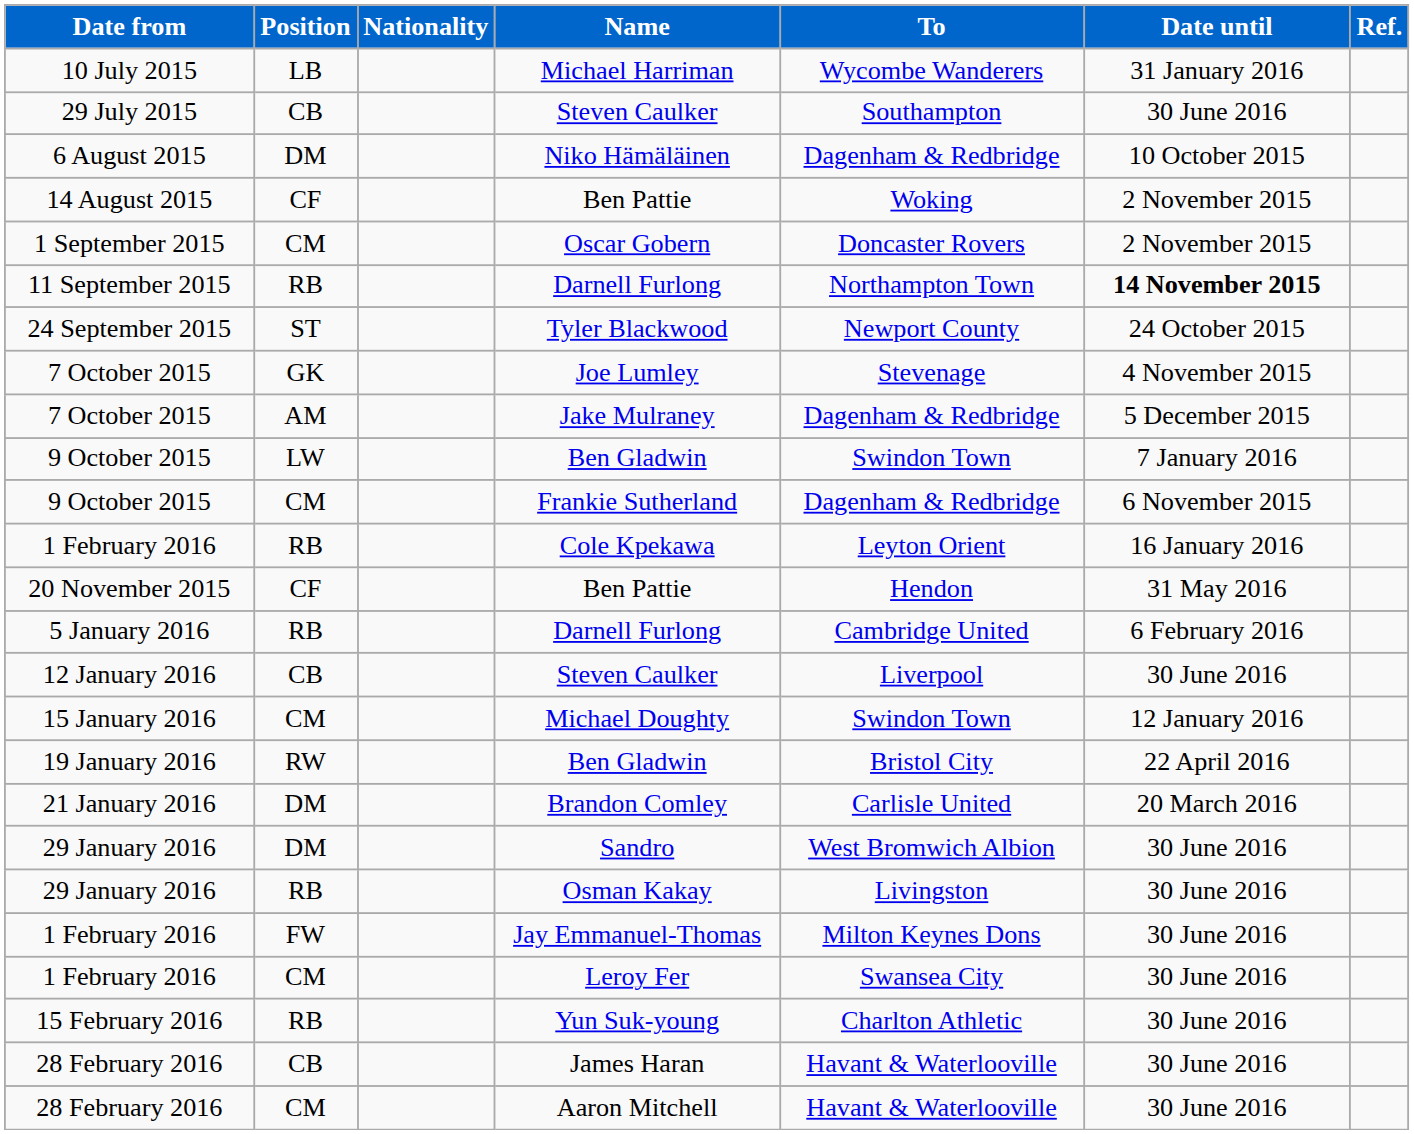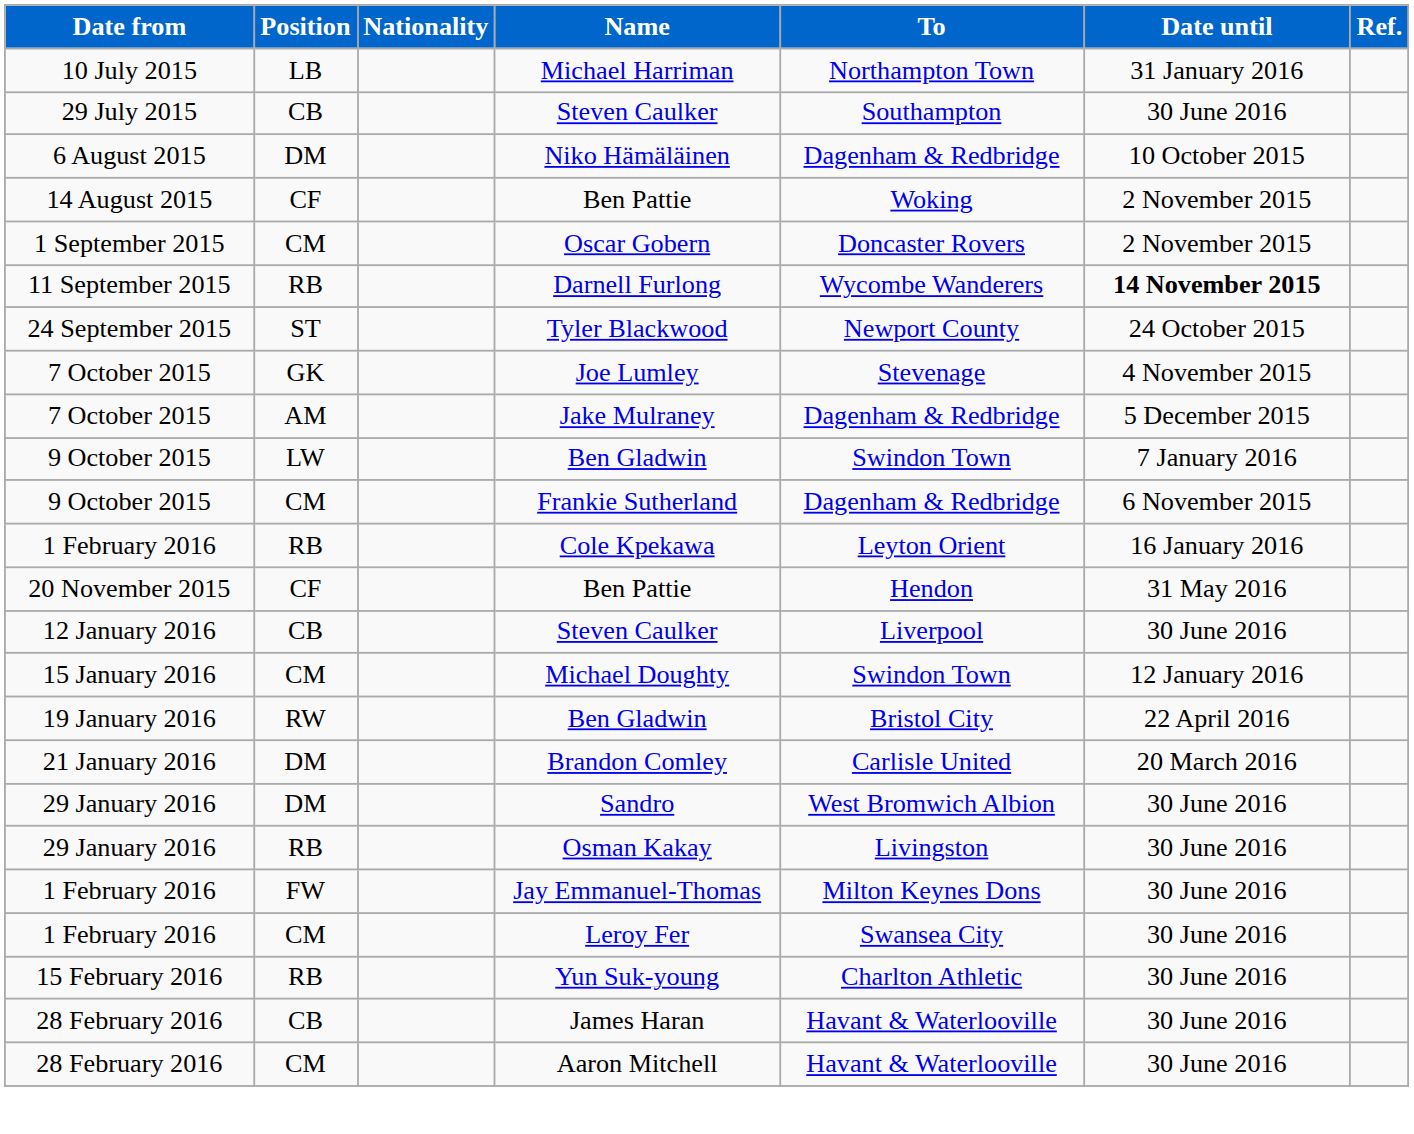(932, 69) Wycombe Wanderers -> (932, 69) Northampton Town
(932, 285) Northampton Town -> (932, 285) Wycombe Wanderers
- row: (129, 631)
